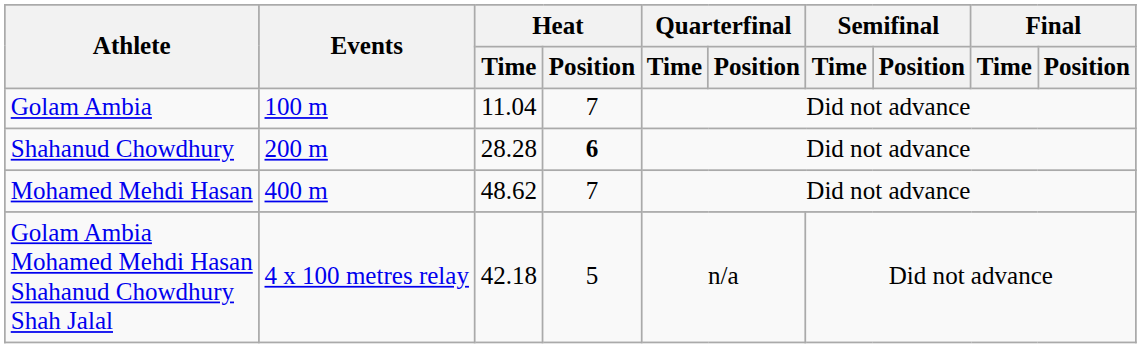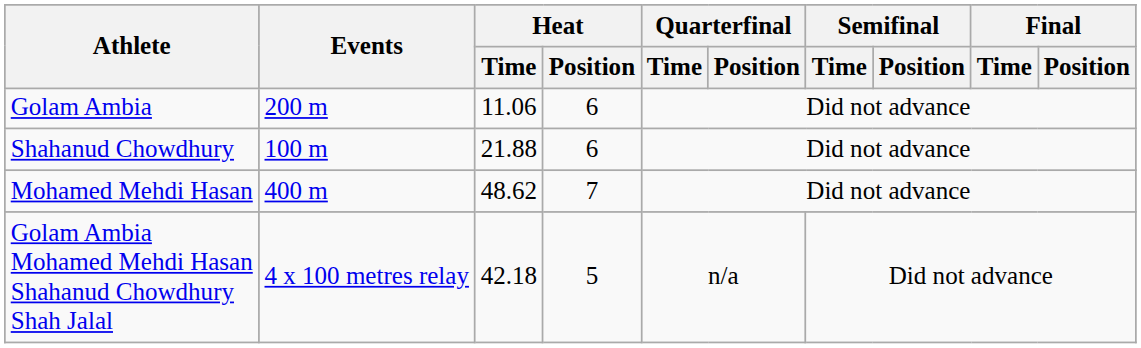(296, 108) 100 m -> (296, 108) 200 m
(509, 108) 11.04 -> (509, 108) 11.06
(592, 108) 7 -> (592, 108) 6
(296, 149) 200 m -> (296, 149) 100 m
(509, 149) 28.28 -> (509, 149) 21.88
(592, 149) bold -> (592, 149) normal
